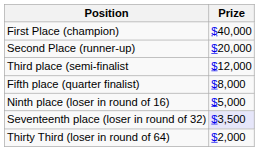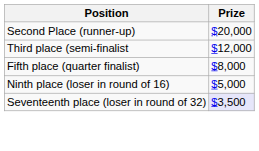- row: (63, 31)
- row: (88, 137)
